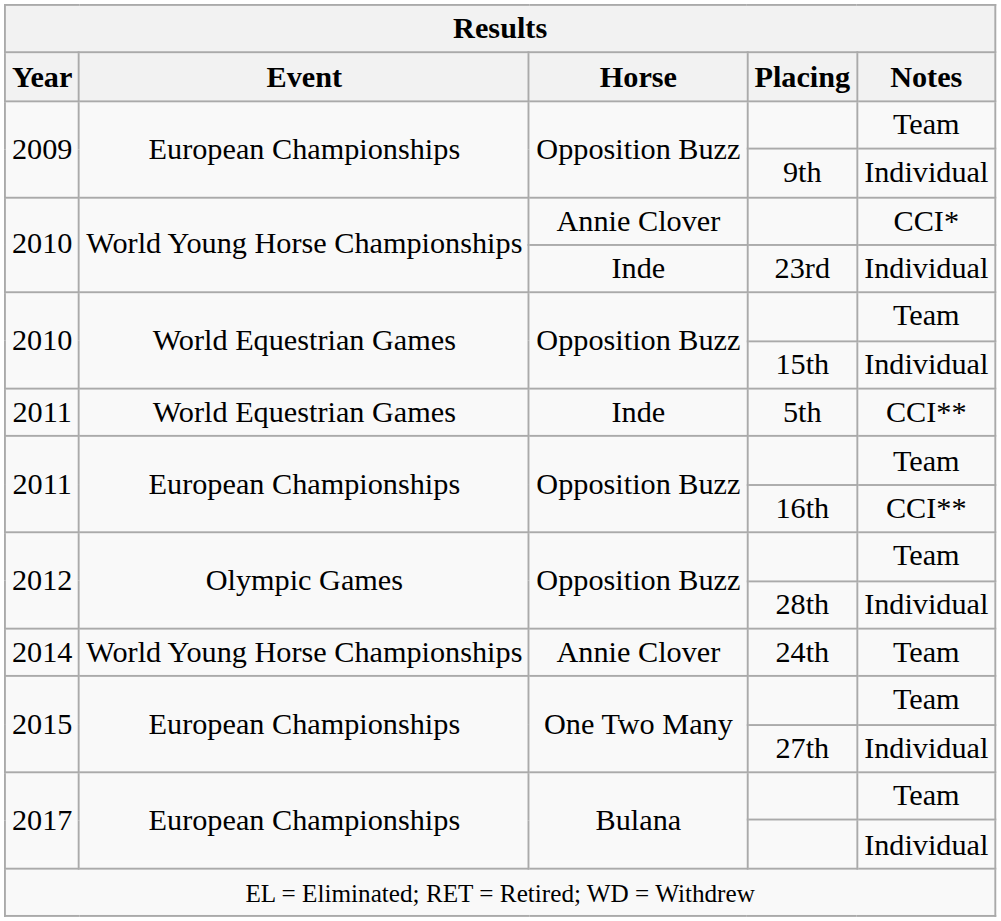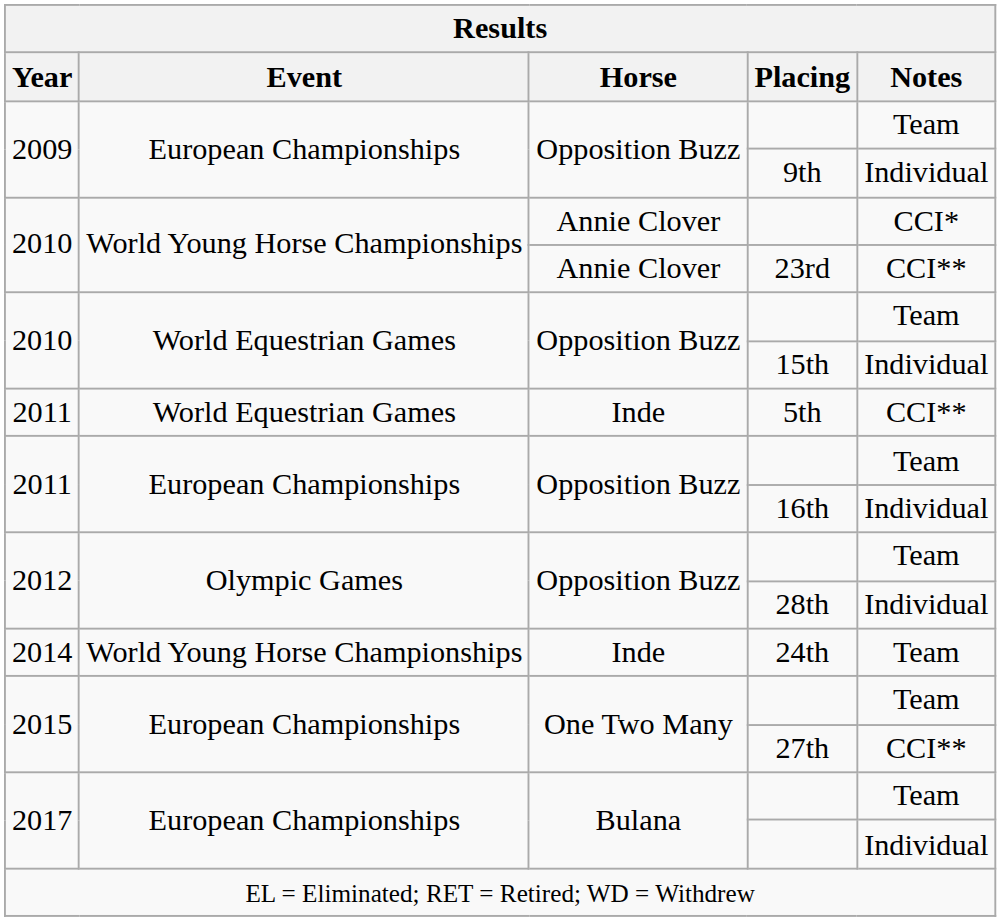(638, 268) Inde -> (638, 268) Annie Clover
(926, 268) Individual -> (926, 268) CCI**
(926, 508) CCI** -> (926, 508) Individual
(638, 651) Annie Clover -> (638, 651) Inde
(926, 747) Individual -> (926, 747) CCI**
